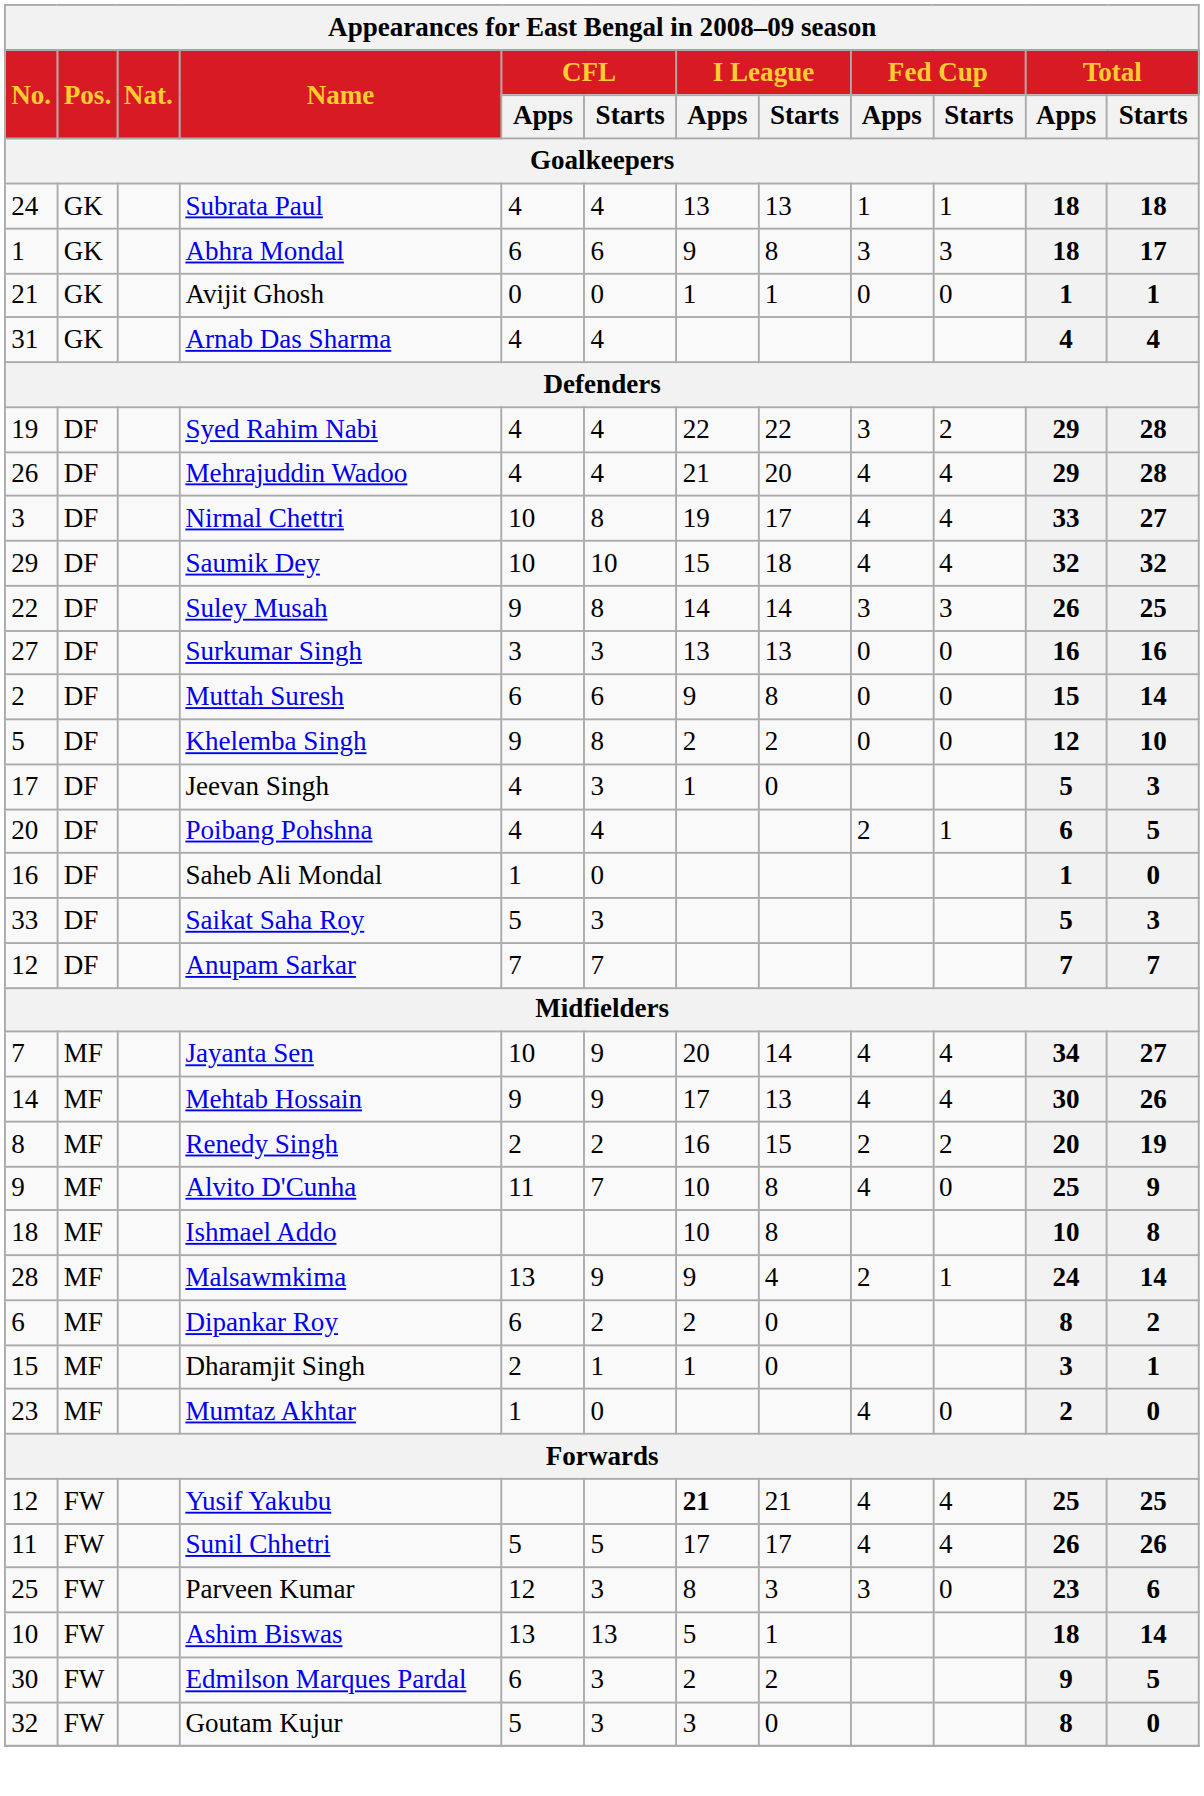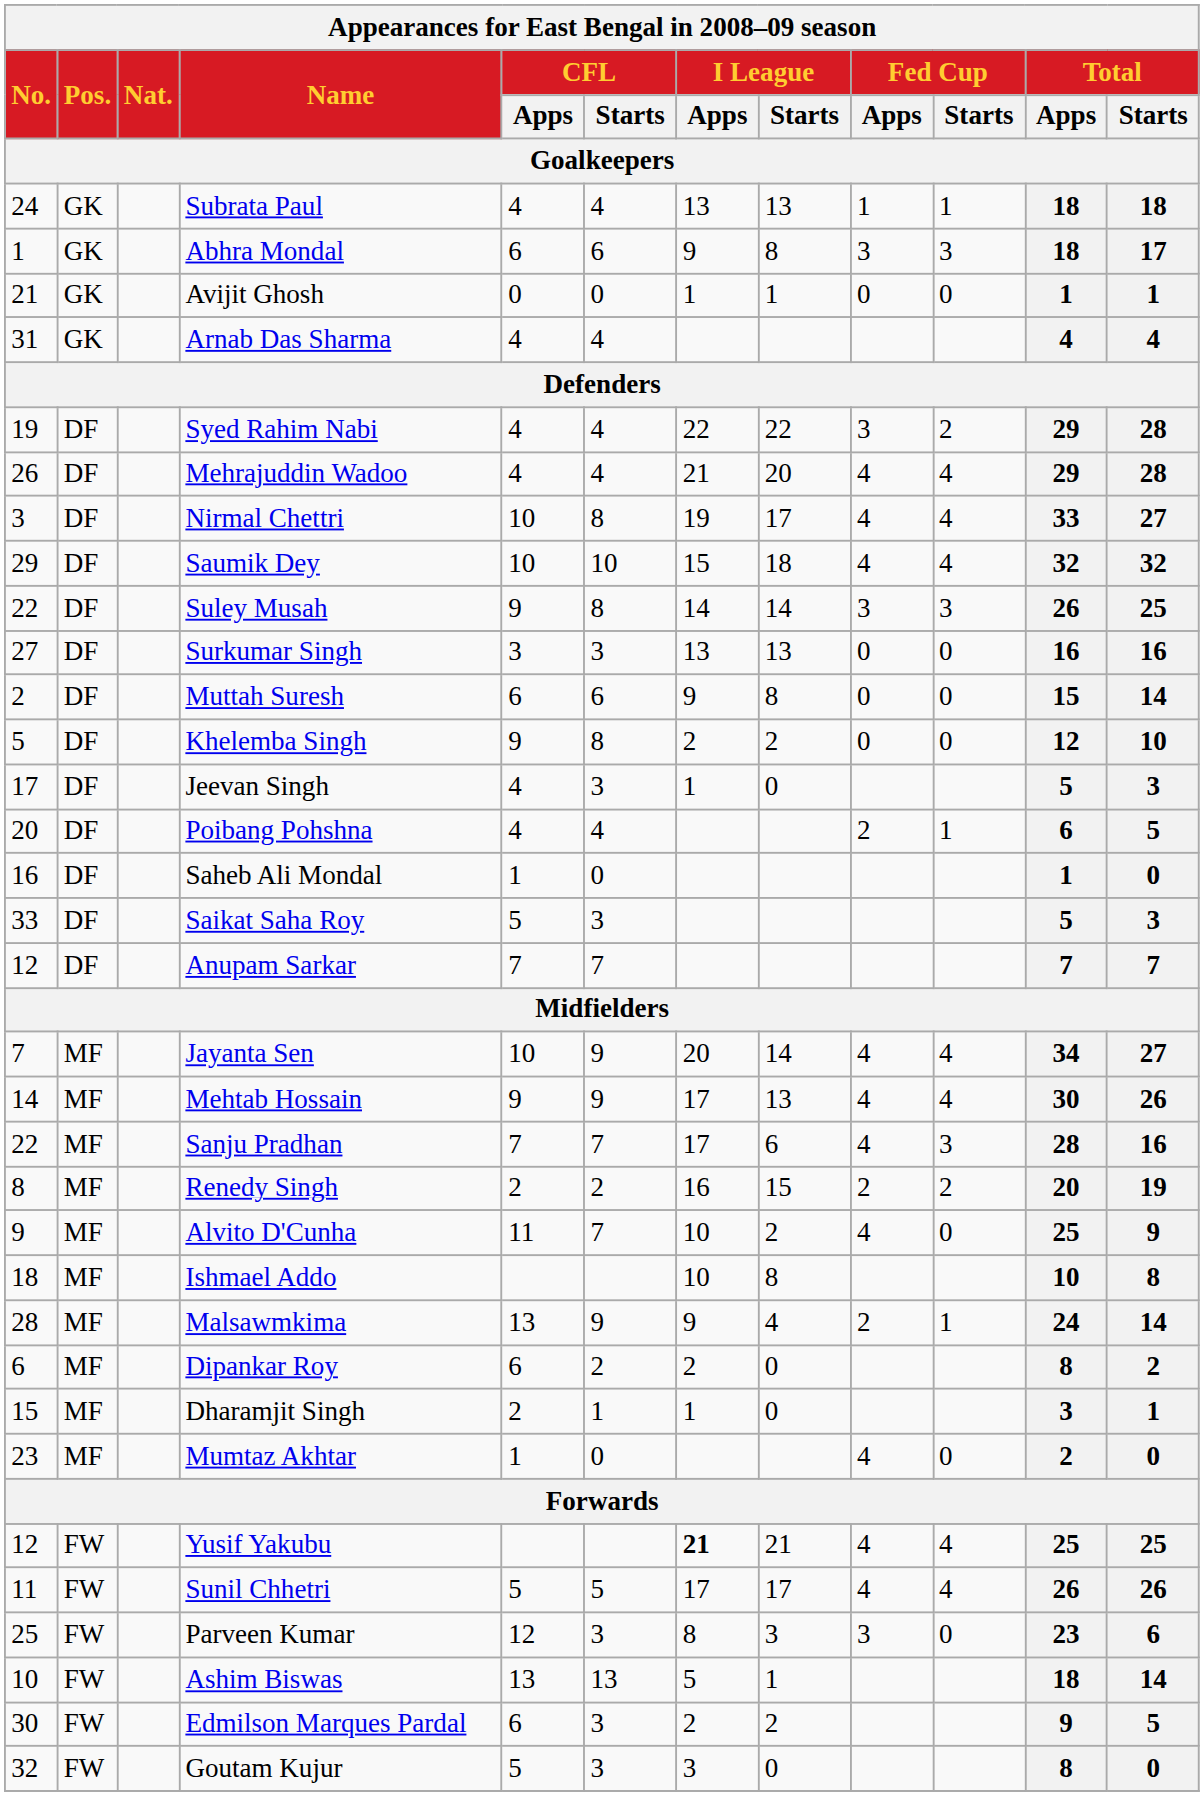+ row: (264, 1143)
(772, 1188) 8 -> (772, 1232) 2
